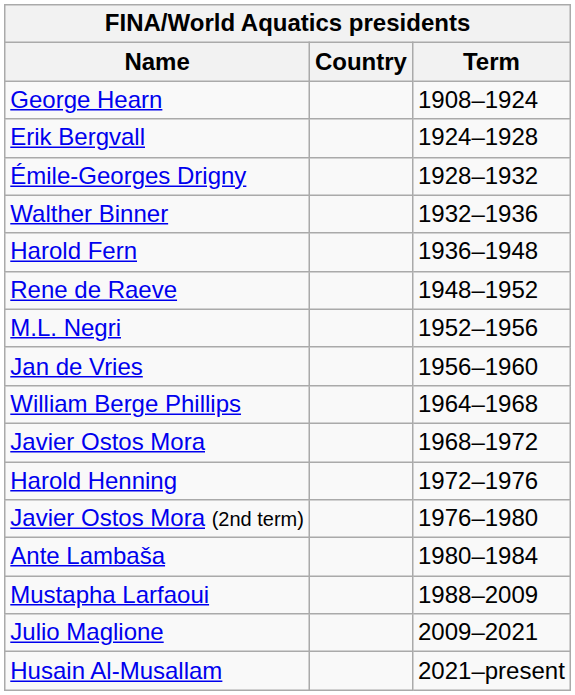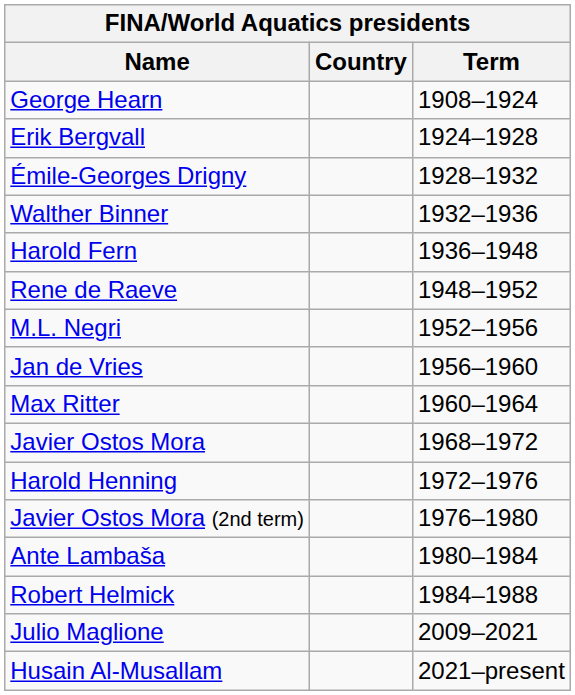+ row: (65, 404)
- row: (126, 404)
+ row: (92, 594)
- row: (110, 594)
